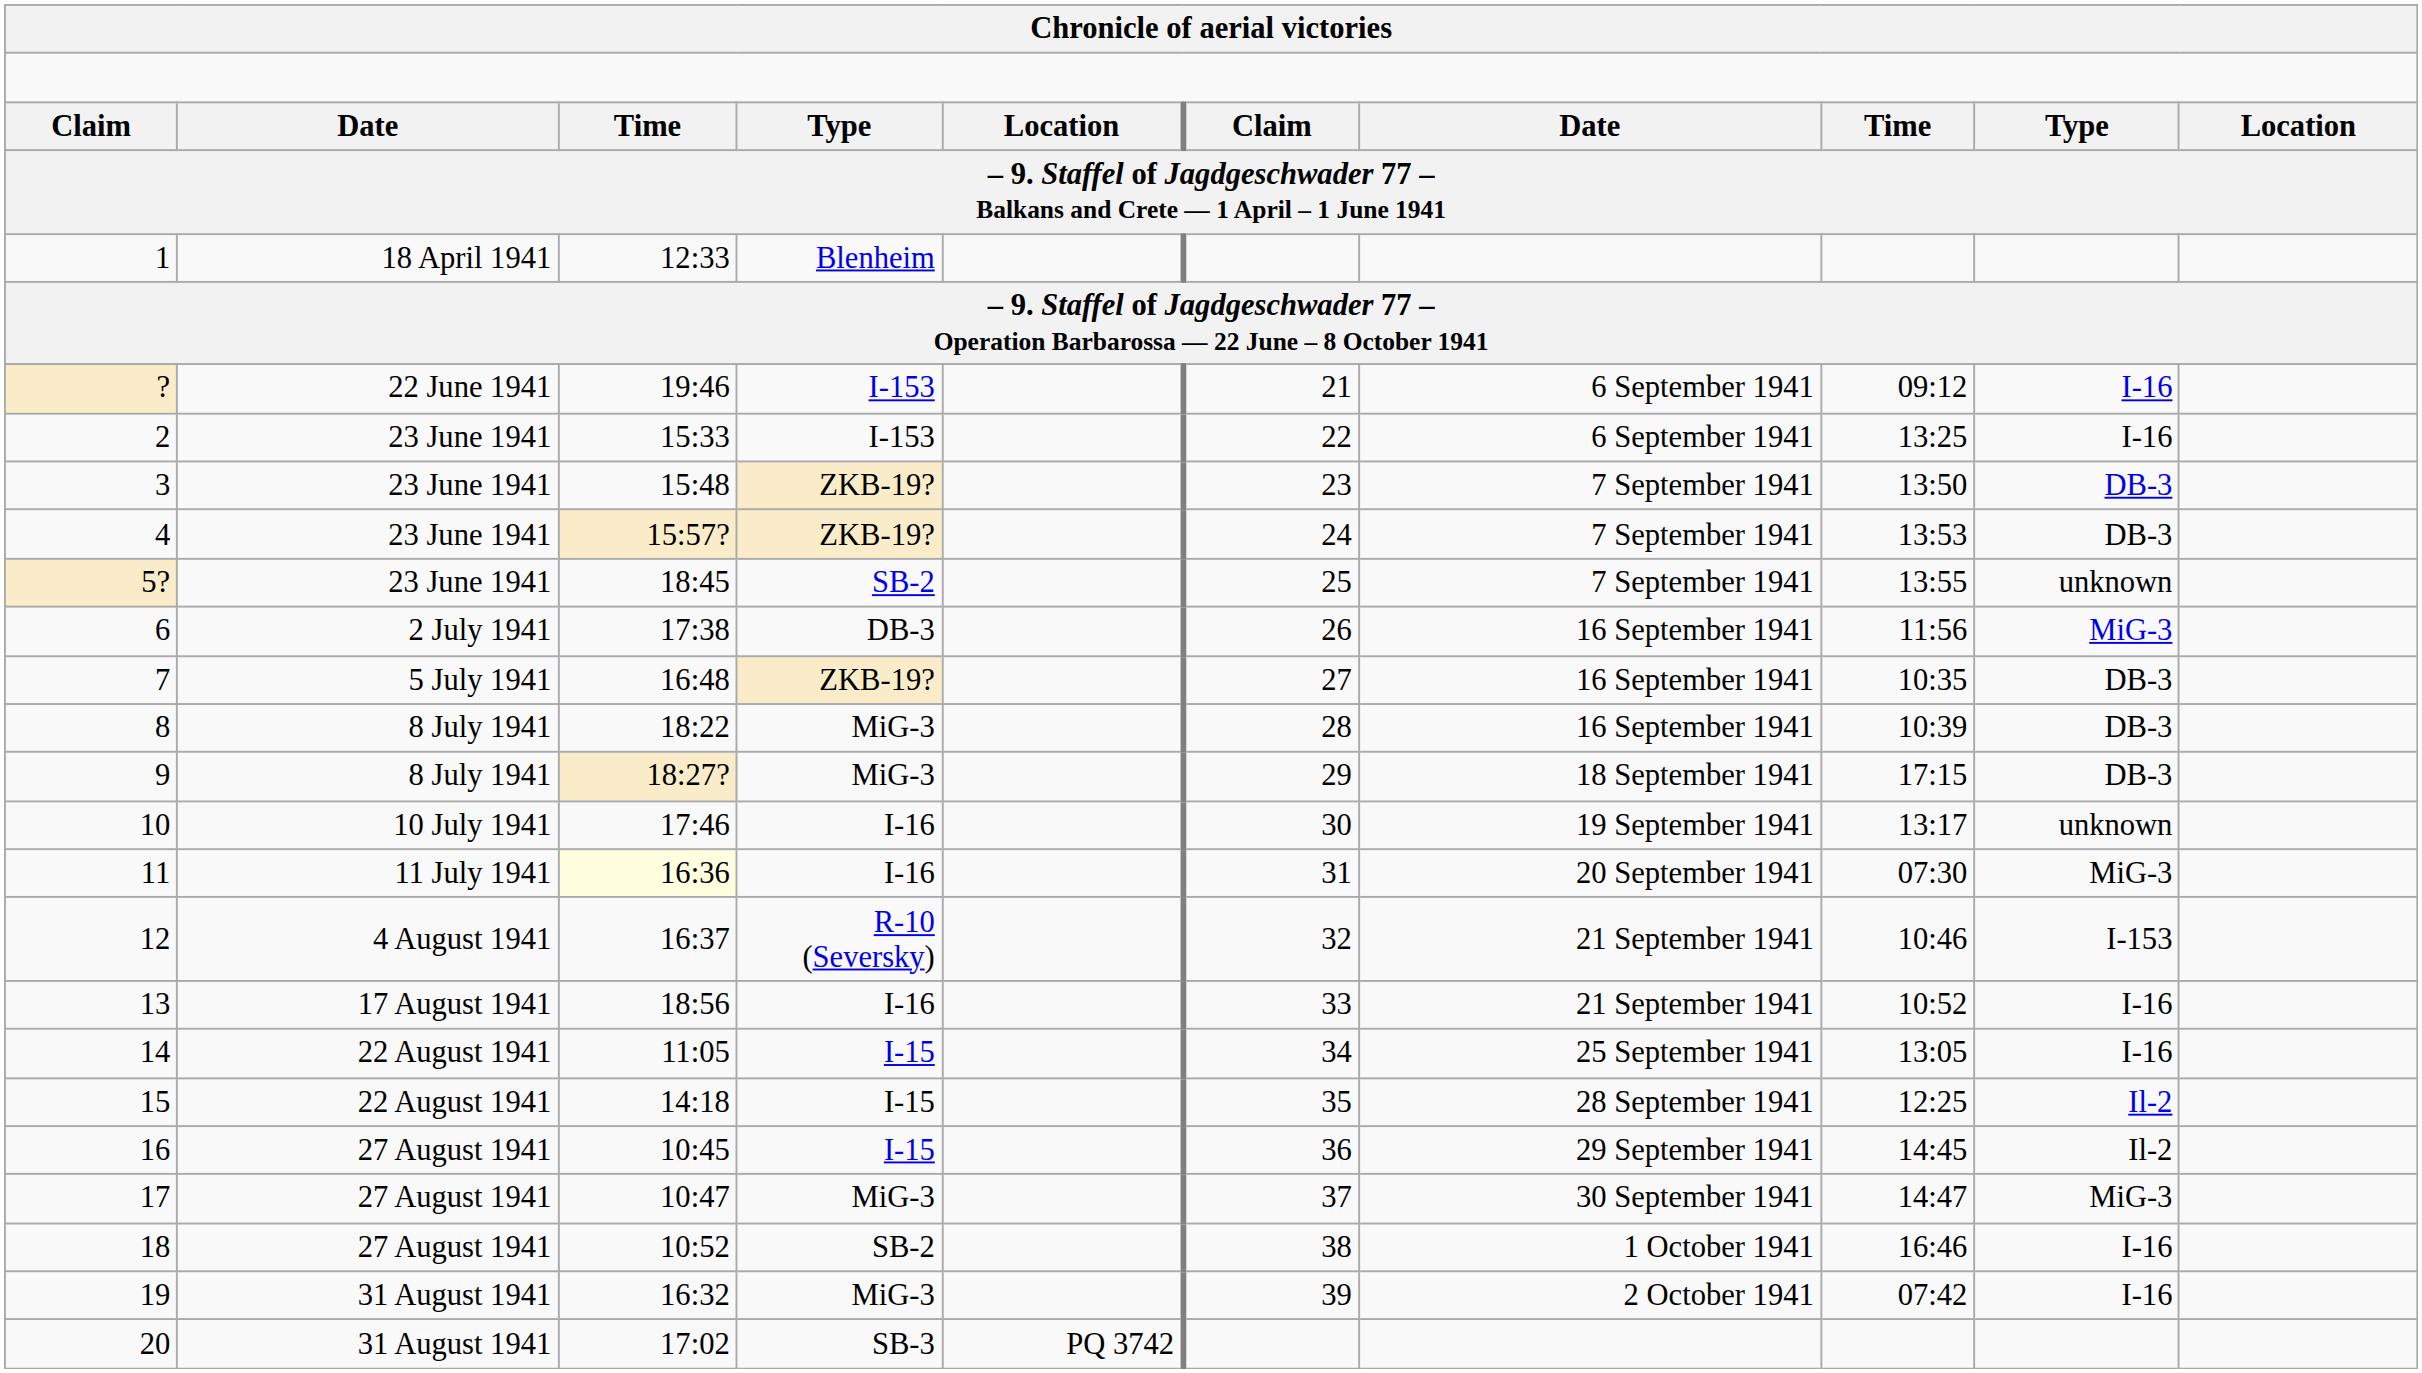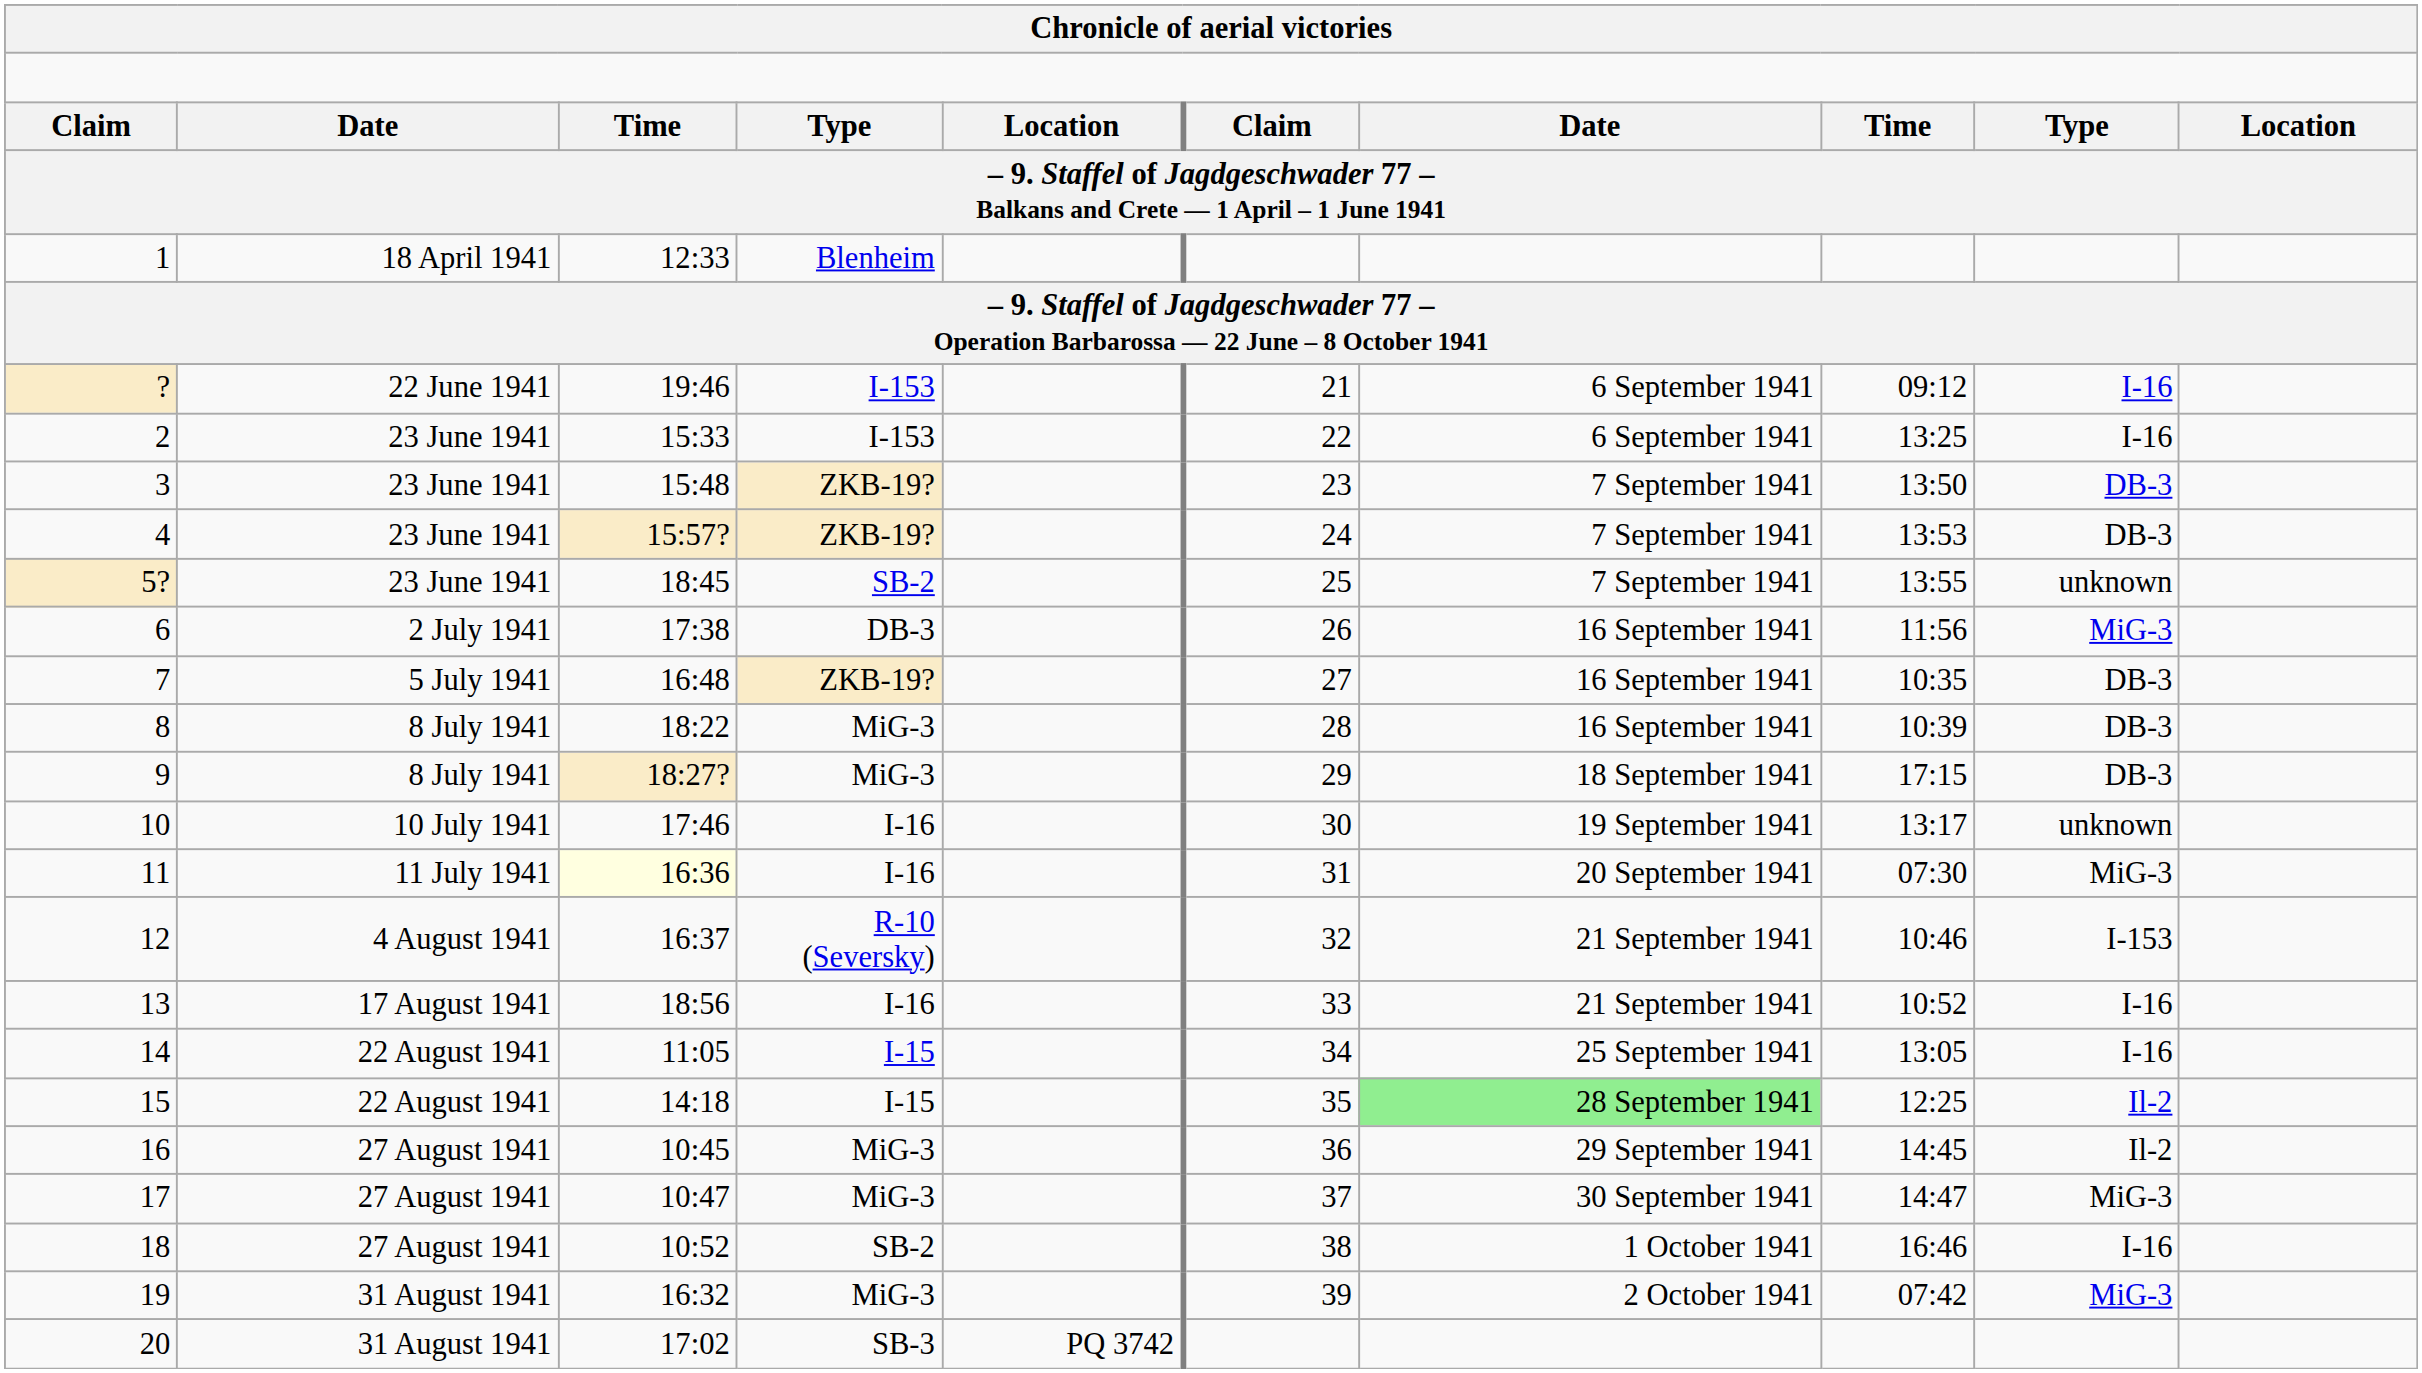(1695, 1101) no background -> (1695, 1101) lightgreen background
(909, 1149) I-15 -> (893, 1149) MiG-3
(2147, 1295) I-16 -> (2131, 1295) MiG-3
